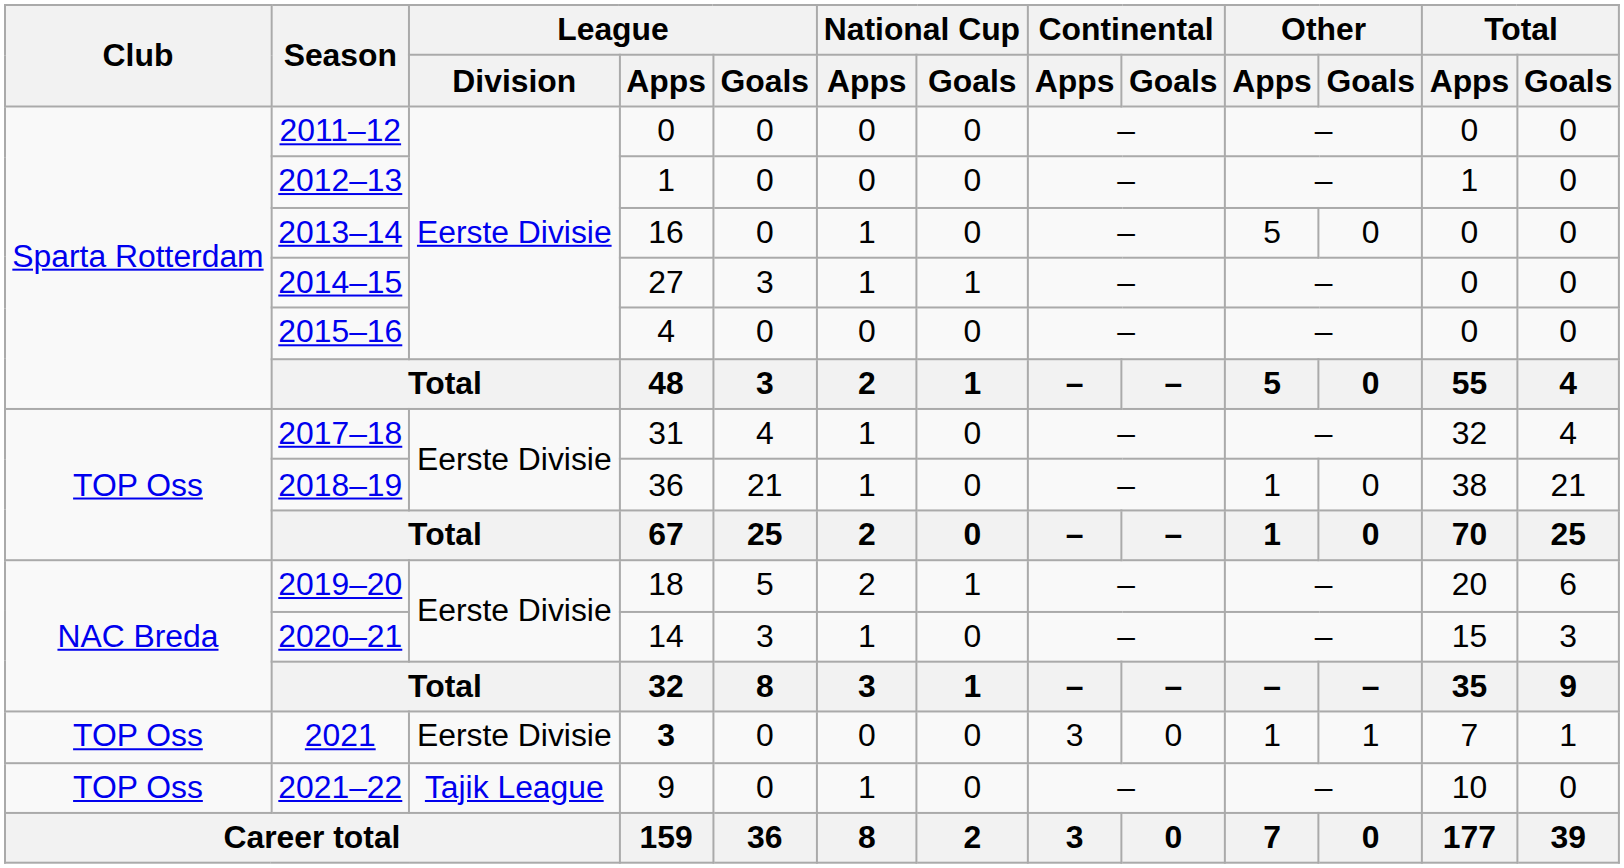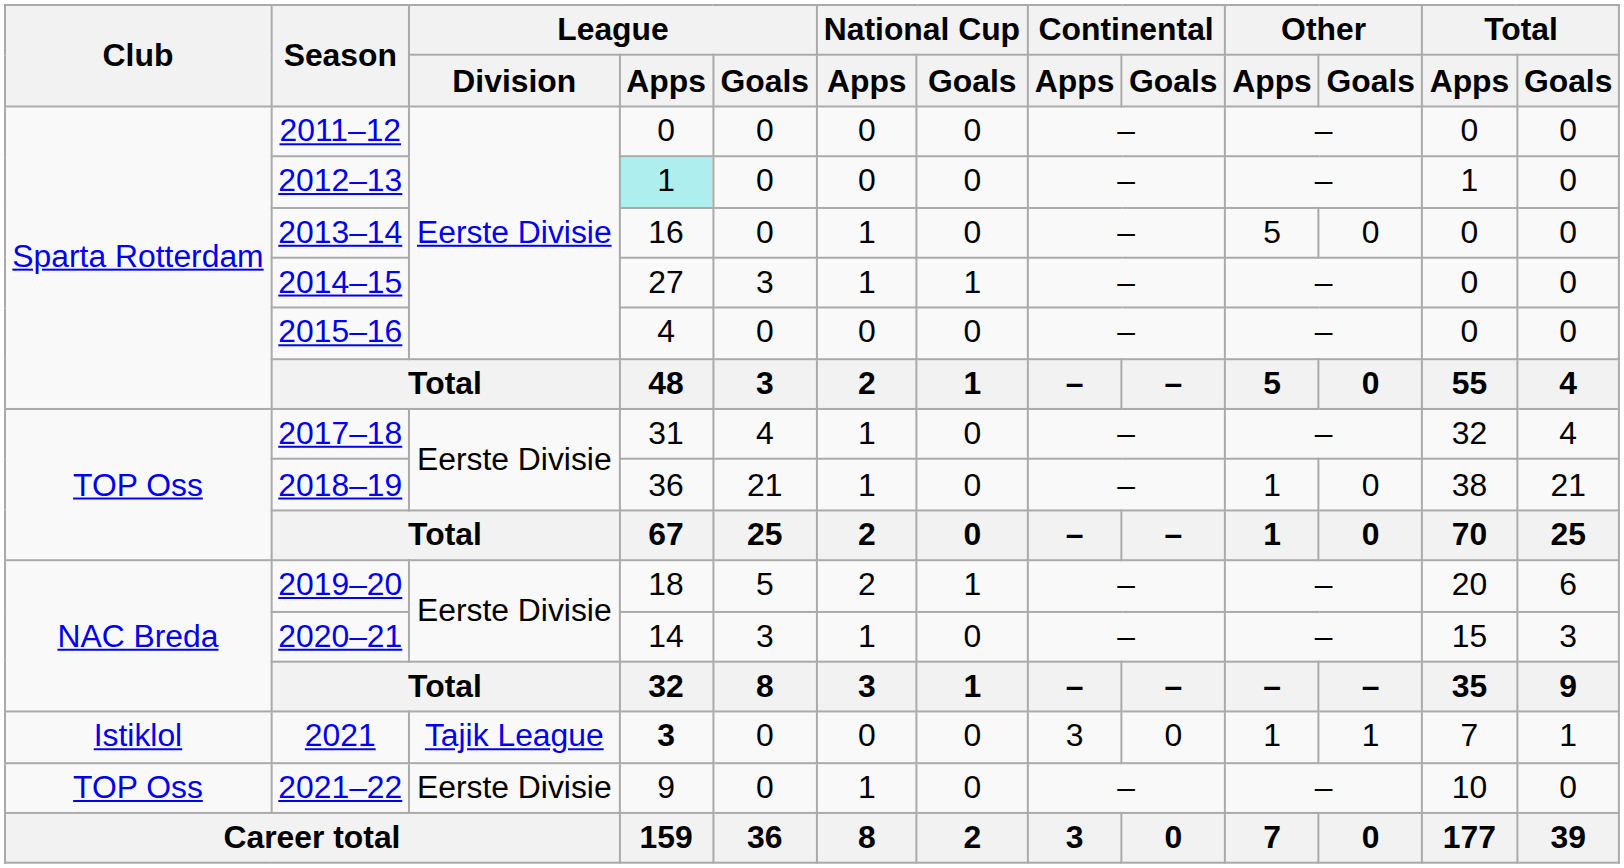(666, 181) no background -> (666, 181) paleturquoise background
(138, 736) TOP Oss -> (138, 736) Istiklol
(514, 736) Eerste Divisie -> (514, 736) Tajik League
(514, 787) Tajik League -> (514, 787) Eerste Divisie
